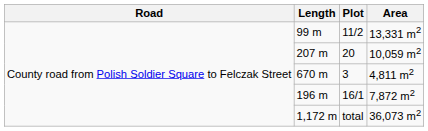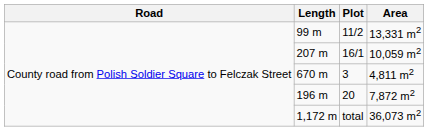(348, 53) 20 -> (353, 53) 16/1
(353, 95) 16/1 -> (348, 95) 20
